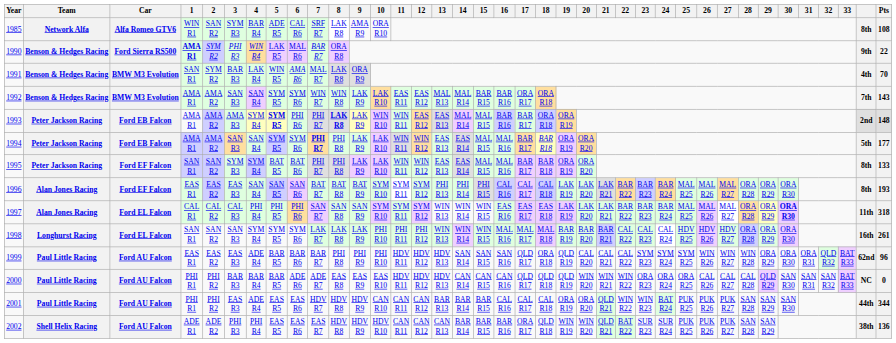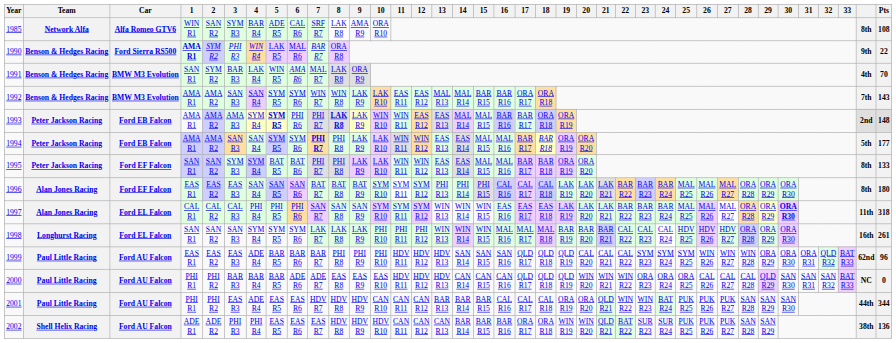(884, 189) 193 -> (884, 189) 180
(546, 258) ORA R18 -> (546, 258) QLD R18
(546, 326) QLD R18 -> (546, 326) ORA R18
